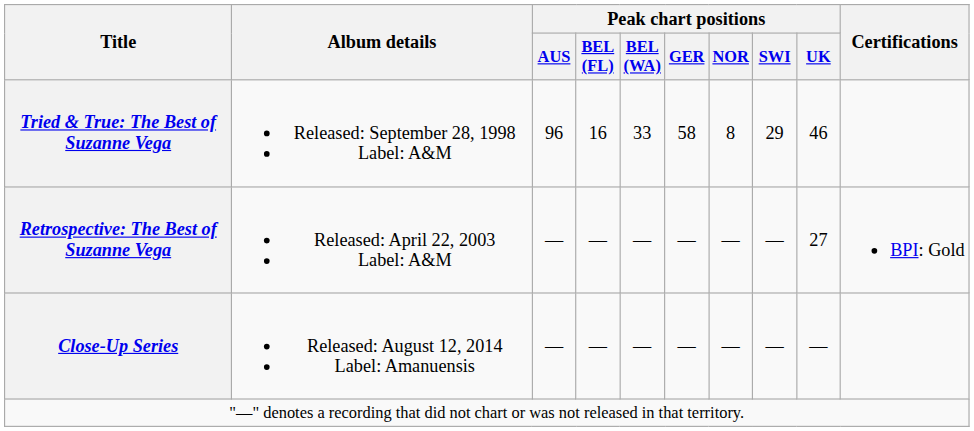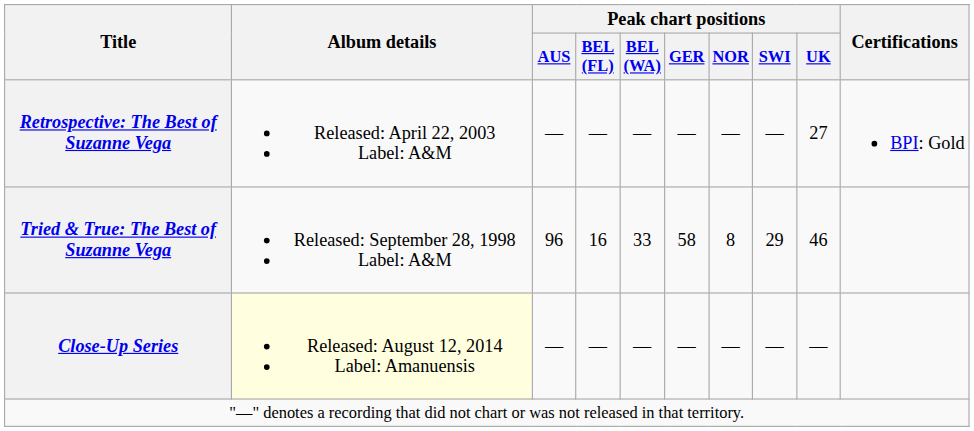rows swapped: (118, 133) <-> (118, 239)
(382, 356) no background -> (382, 356) lightyellow background
